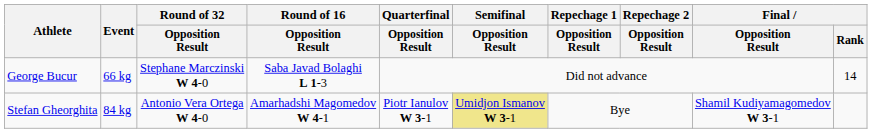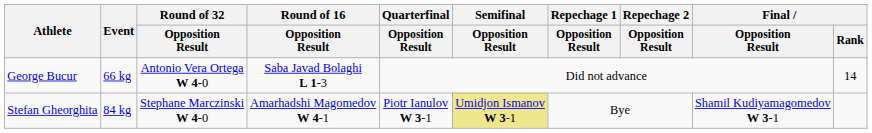(192, 75) Stephane Marczinski W 4-0 -> (192, 75) Antonio Vera Ortega W 4-0
(192, 110) Antonio Vera Ortega W 4-0 -> (192, 110) Stephane Marczinski W 4-0
